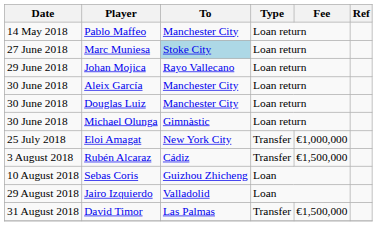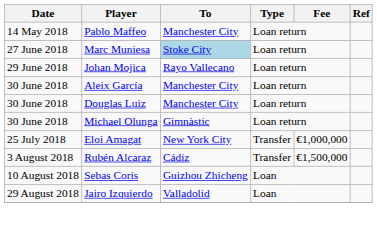- row: (113, 211)
